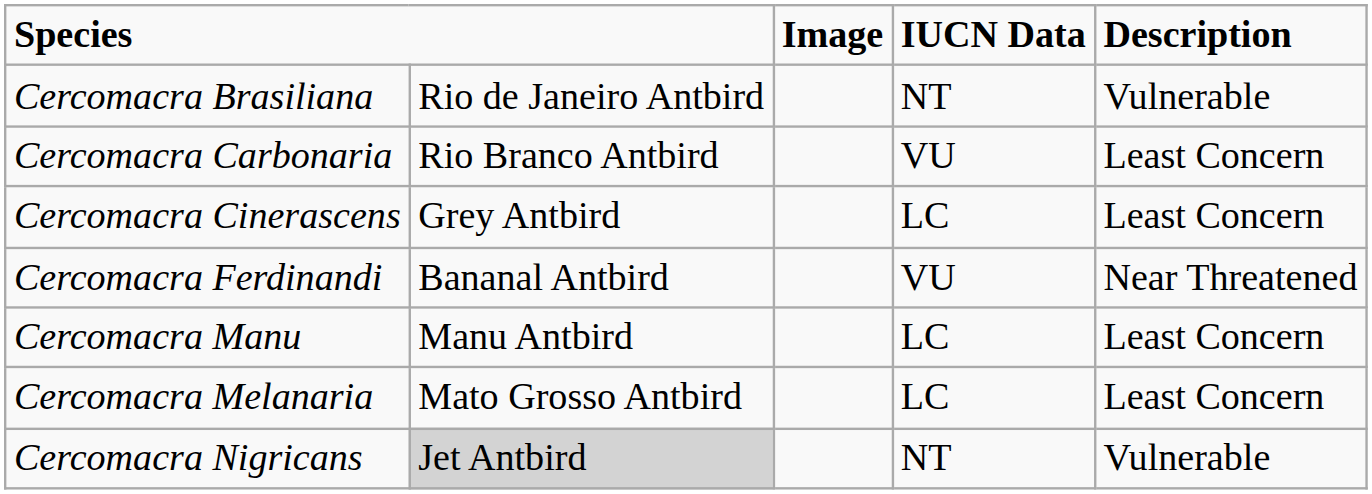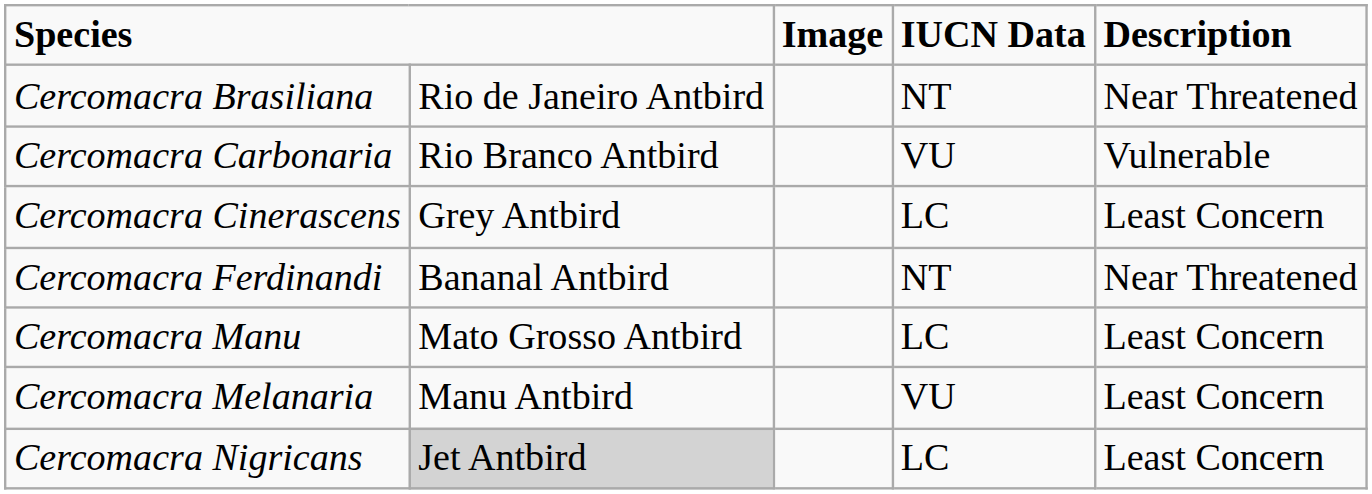(1187, 95) Vulnerable -> (1230, 95) Near Threatened
(1214, 155) Least Concern -> (1187, 155) Vulnerable
(928, 276) VU -> (926, 276) NT
(526, 336) Manu Antbird -> (580, 336) Mato Grosso Antbird
(580, 397) Mato Grosso Antbird -> (526, 397) Manu Antbird
(925, 397) LC -> (928, 397) VU
(926, 457) NT -> (925, 457) LC
(1187, 457) Vulnerable -> (1214, 457) Least Concern
